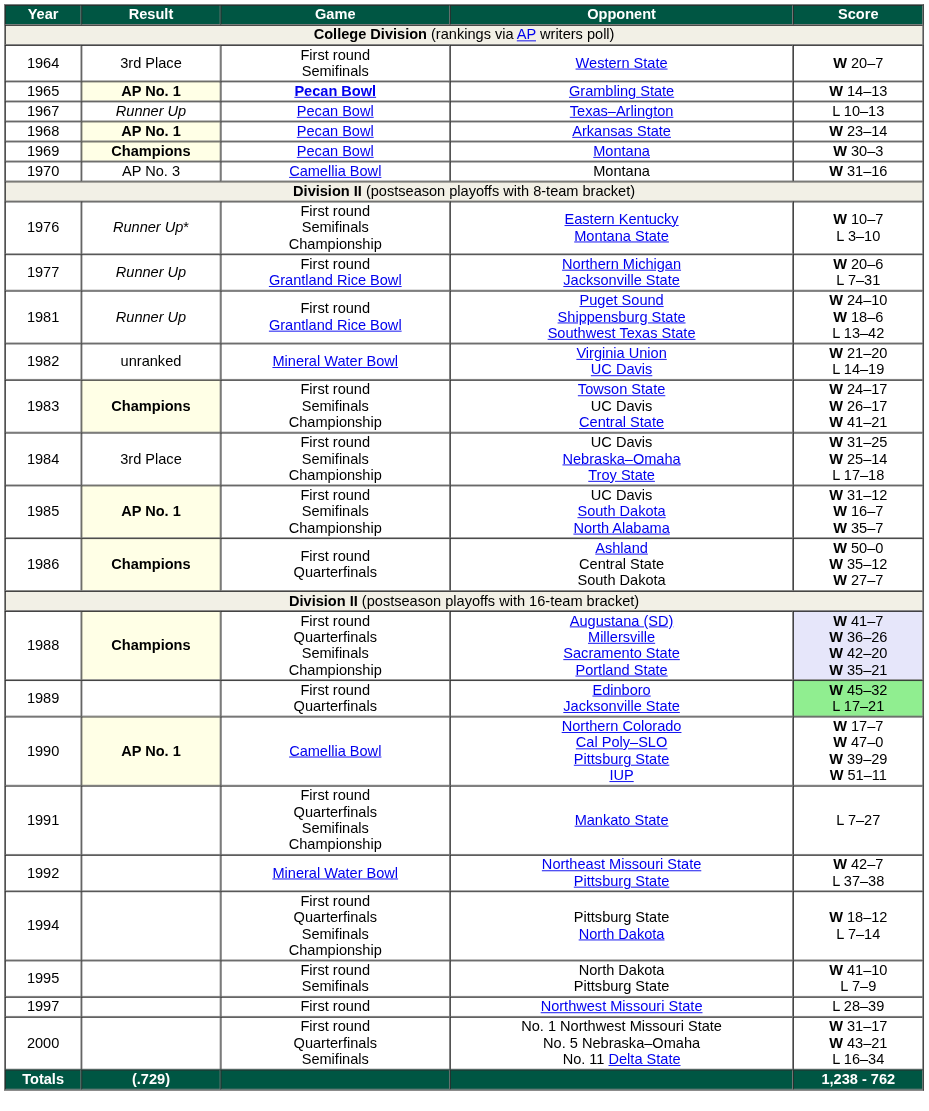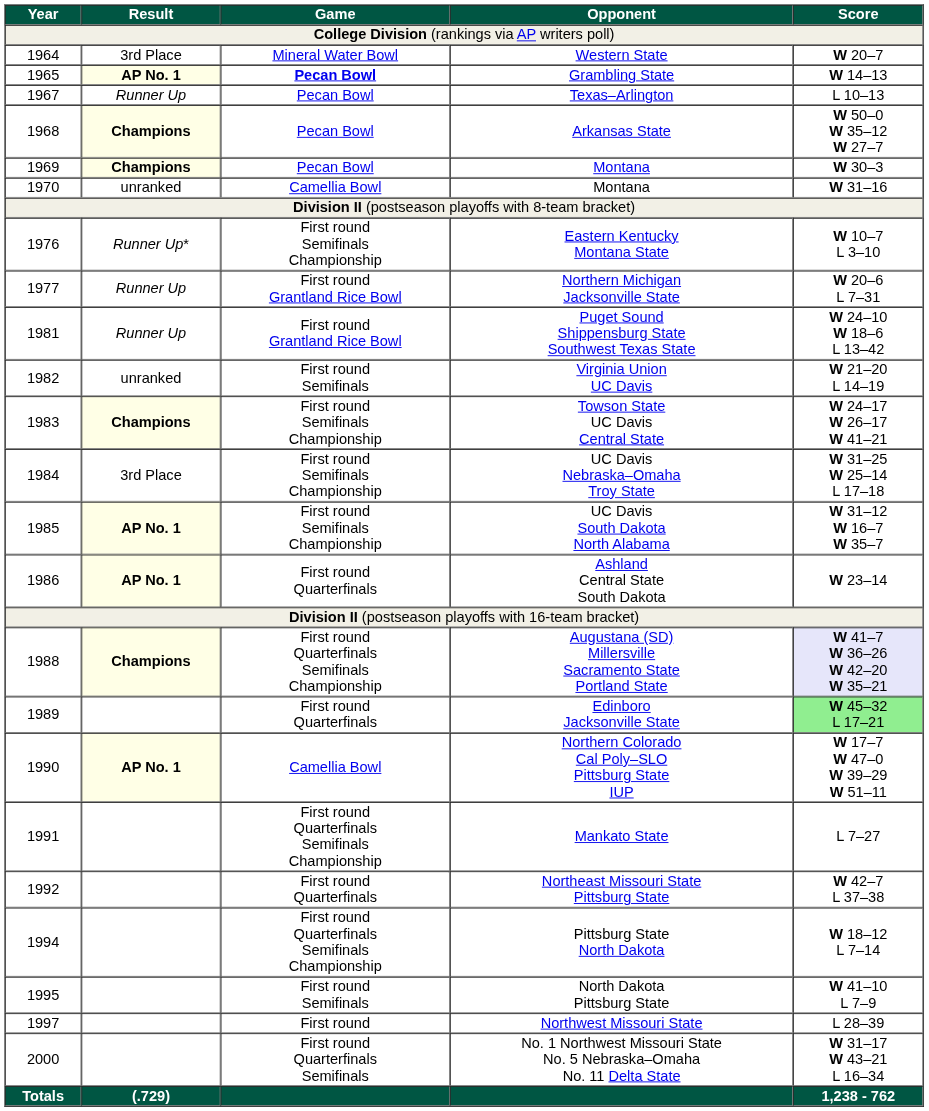(335, 63) First round Semifinals -> (335, 55) Mineral Water Bowl
(151, 131) AP No. 1 -> (151, 131) Champions
(858, 131) W 23–14 -> (858, 131) W 50–0 W 35–12 W 27–7
(151, 171) AP No. 3 -> (151, 187) unranked
(335, 361) Mineral Water Bowl -> (335, 378) First round Semifinals
(151, 564) Champions -> (151, 580) AP No. 1
(858, 564) W 50–0 W 35–12 W 27–7 -> (858, 580) W 23–14
(335, 873) Mineral Water Bowl -> (335, 889) First round Quarterfinals
